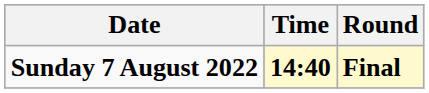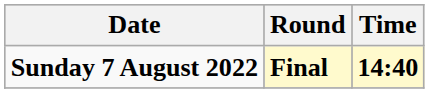columns swapped: (300, 25) <-> (381, 25)
